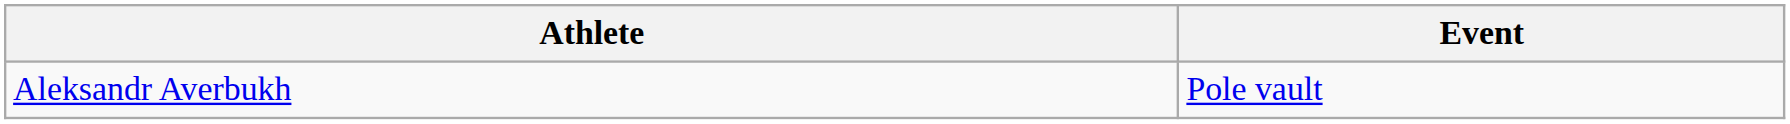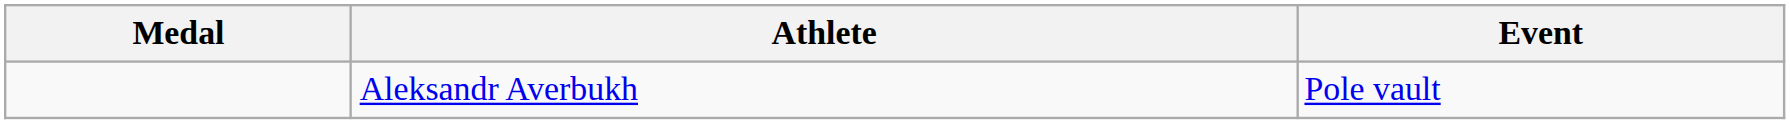+ column: (178, 32)
